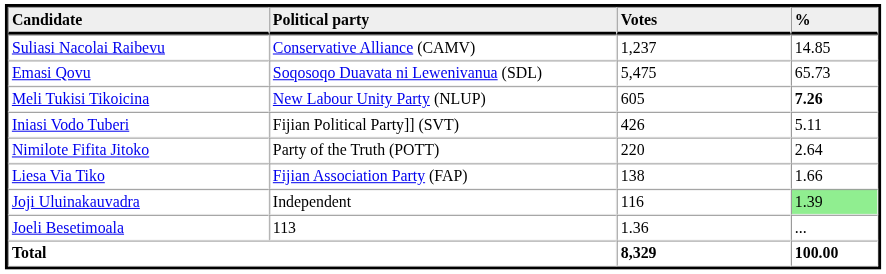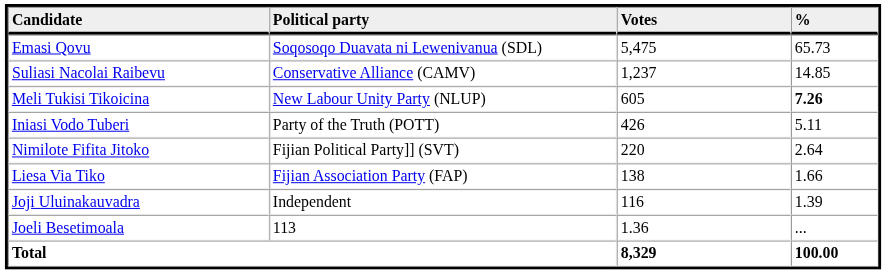rows swapped: (51, 73) <-> (88, 47)
(366, 124) Fijian Political Party]] (SVT) -> (356, 124) Party of the Truth (POTT)
(356, 150) Party of the Truth (POTT) -> (366, 150) Fijian Political Party]] (SVT)
(809, 202) lightgreen background -> (809, 202) no background
